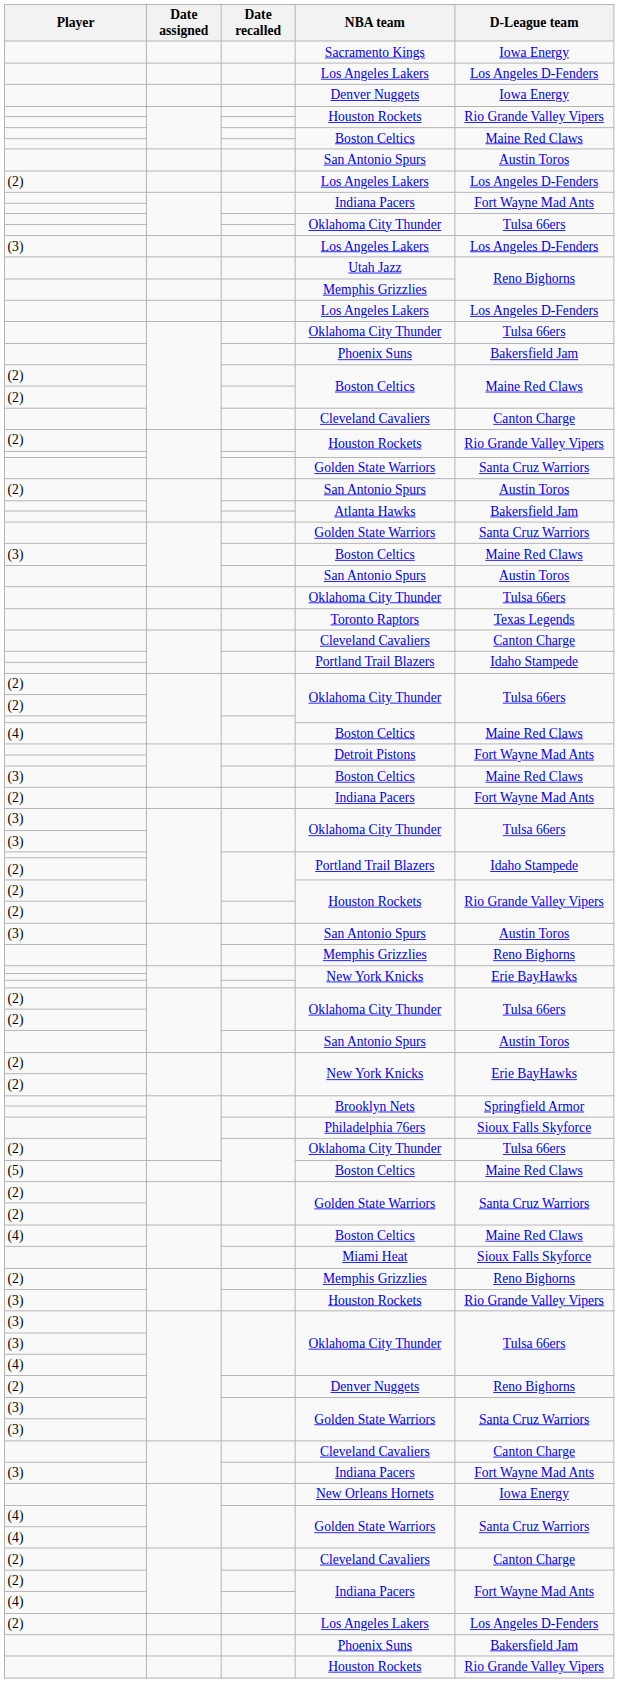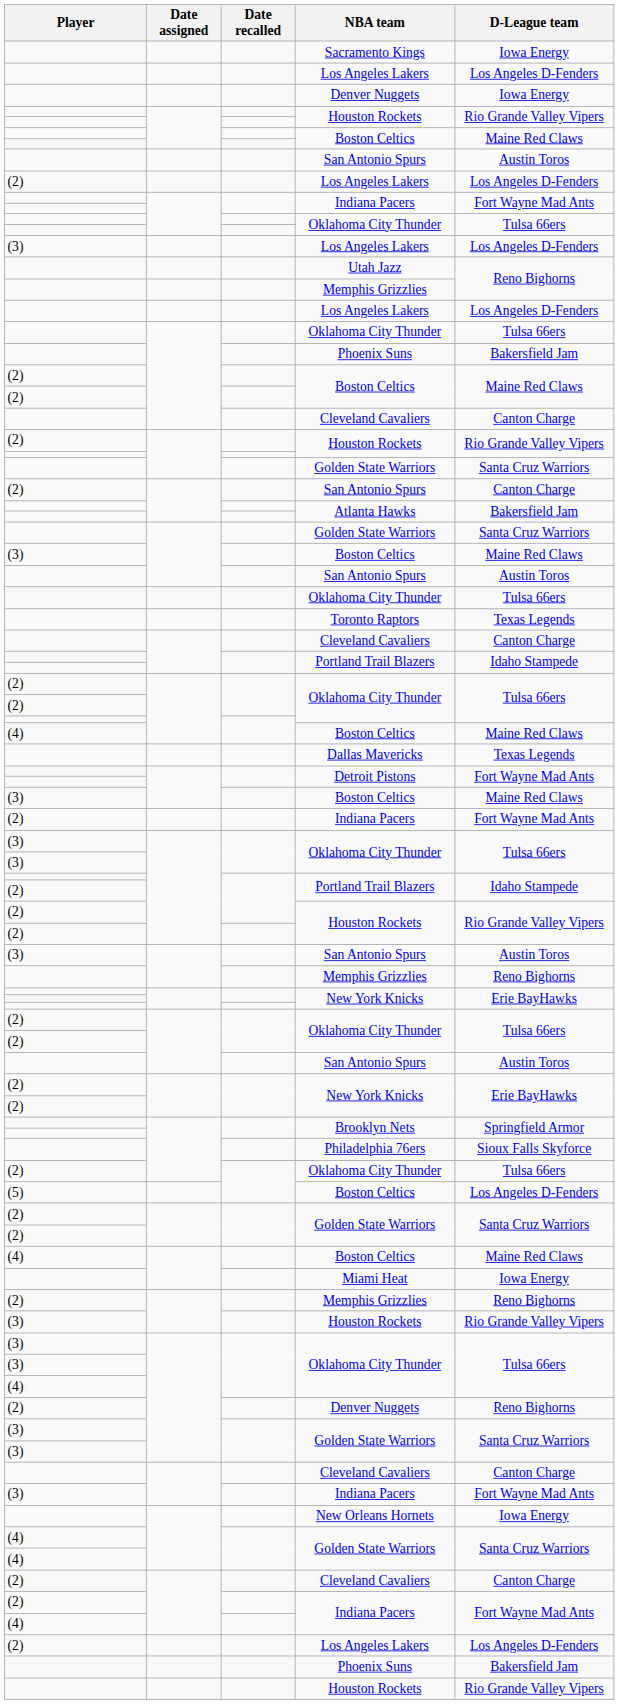(534, 489) Austin Toros -> (534, 489) Canton Charge
+ row: (76, 755)
(534, 1170) Maine Red Claws -> (534, 1192) Los Angeles D-Fenders
(534, 1257) Sioux Falls Skyforce -> (534, 1278) Iowa Energy
